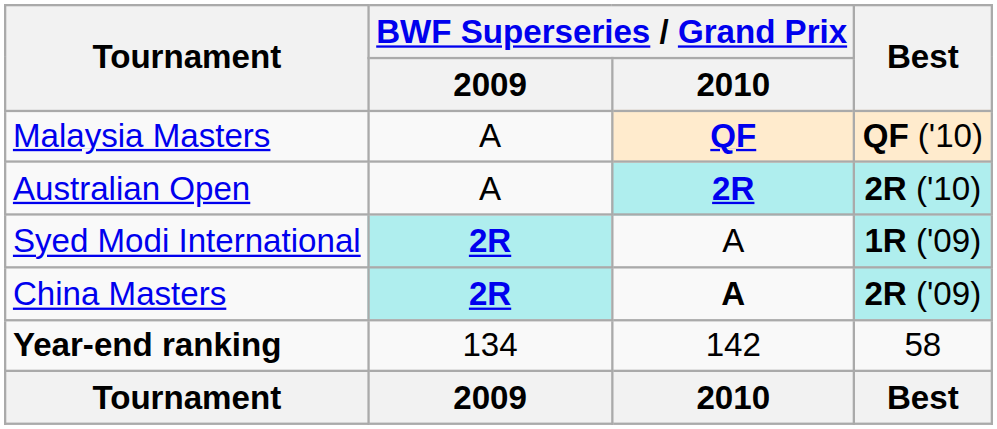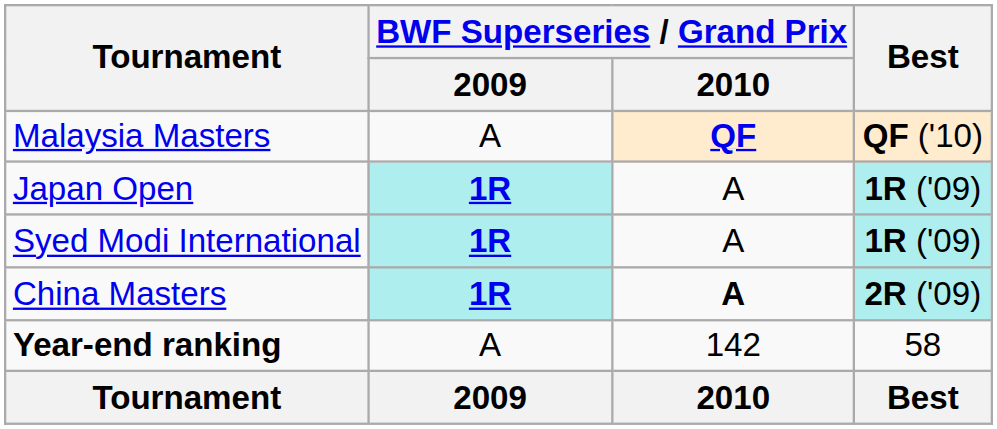- row: (132, 189)
+ row: (103, 189)
(490, 241) 2R -> (490, 241) 1R
(490, 293) 2R -> (490, 293) 1R
(490, 346) 134 -> (490, 346) A
